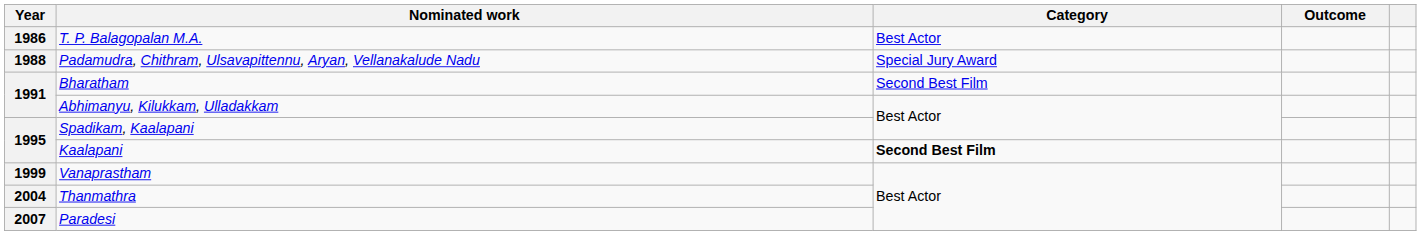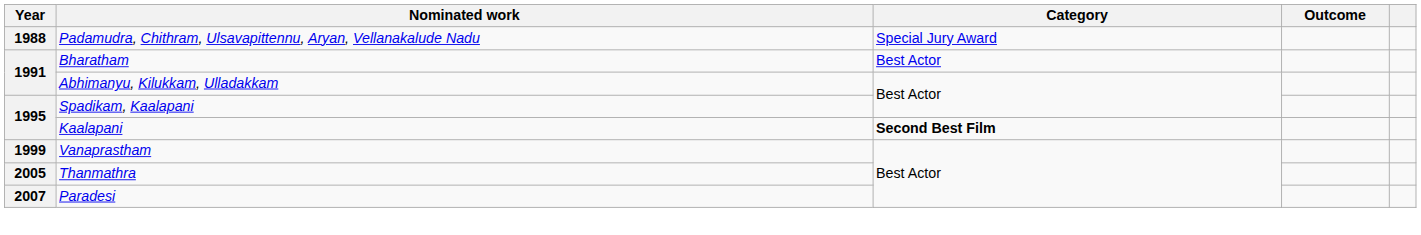- row: (131, 38)
(932, 83) Second Best Film -> (909, 60) Best Actor
(30, 196) 2004 -> (30, 173) 2005
